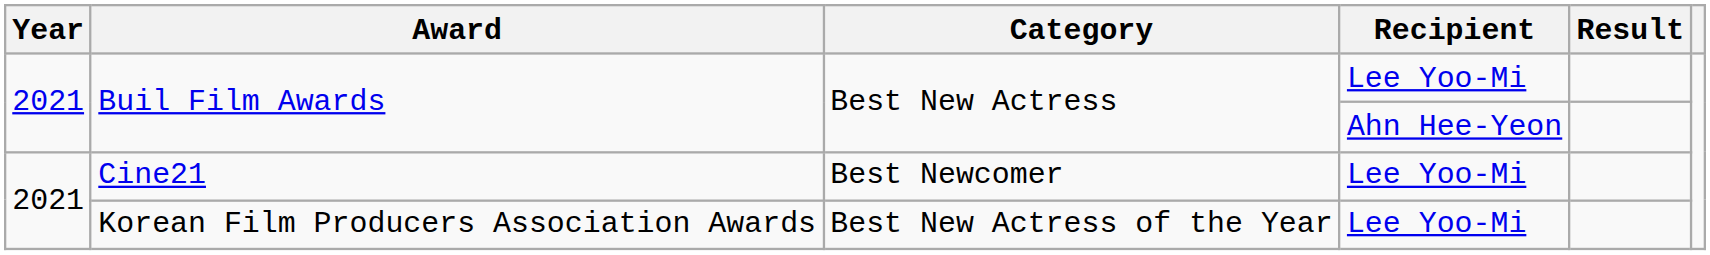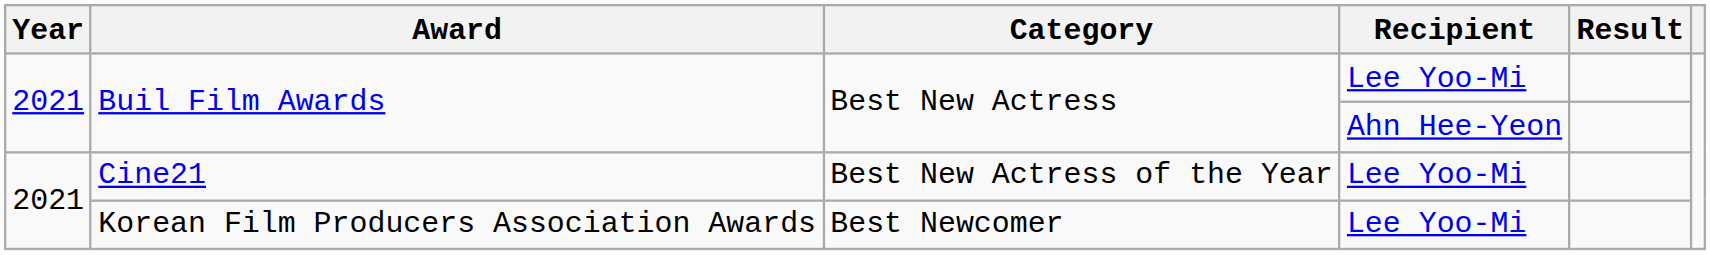(947, 176) Best Newcomer -> (1081, 176) Best New Actress of the Year
(1081, 224) Best New Actress of the Year -> (947, 224) Best Newcomer
